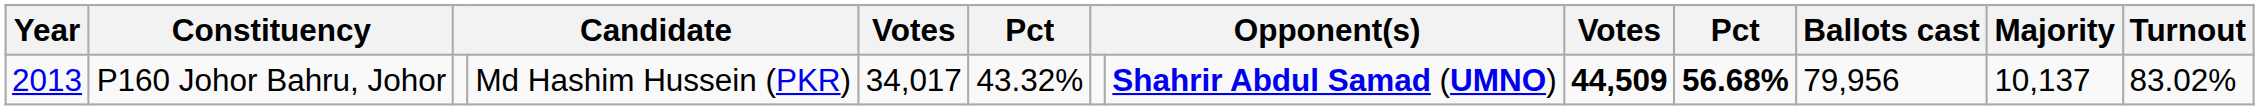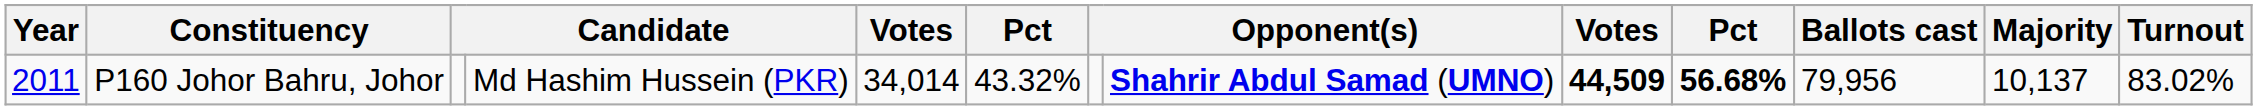(47, 80) 2013 -> (46, 80) 2011
(914, 80) 34,017 -> (911, 80) 34,014
